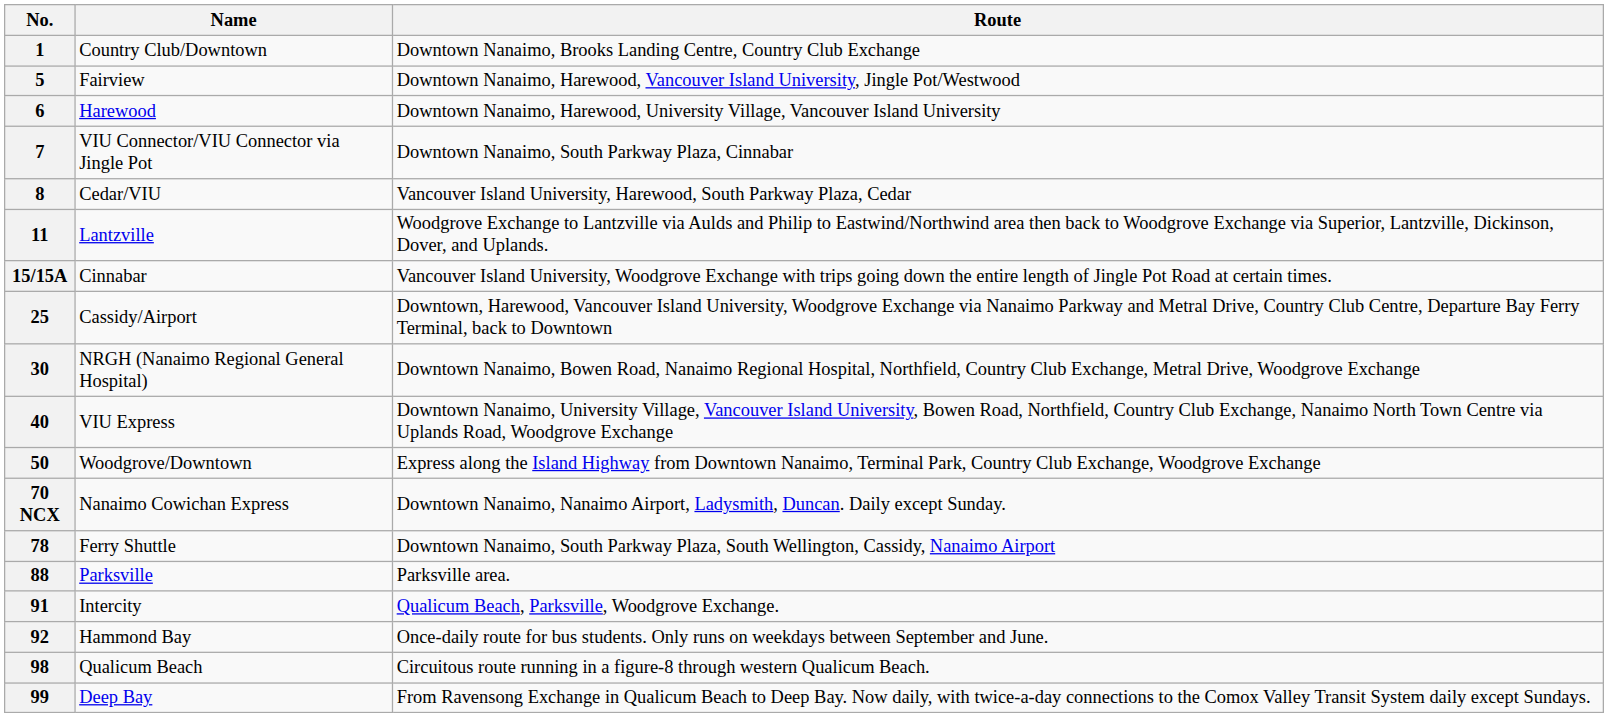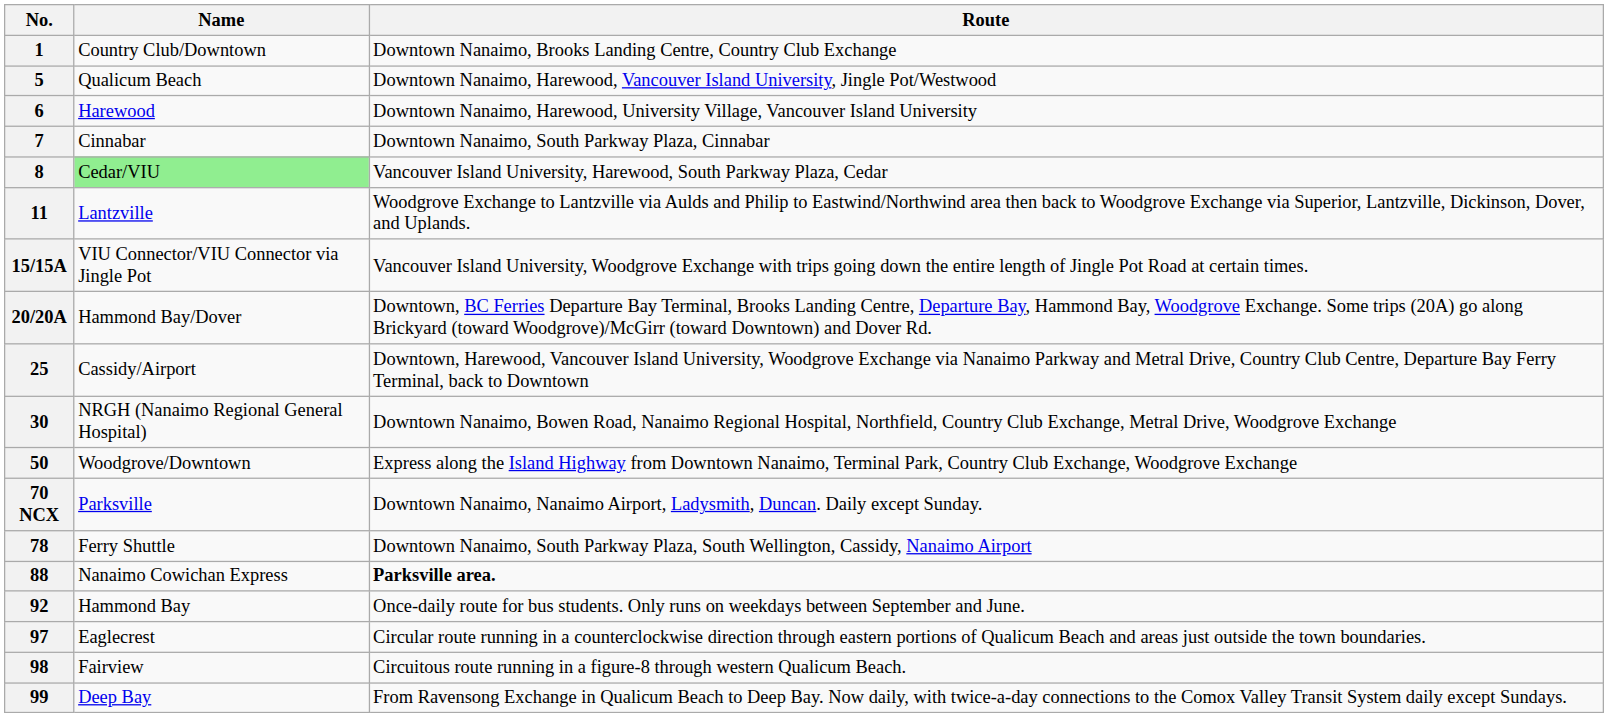(112, 80) Fairview -> (140, 80) Qualicum Beach
(209, 152) VIU Connector/VIU Connector via Jingle Pot -> (112, 141) Cinnabar
(120, 193) no background -> (119, 172) lightgreen background
(113, 276) Cinnabar -> (208, 265) VIU Connector/VIU Connector via Jingle Pot
+ row: (39, 317)
- row: (40, 422)
(184, 504) Nanaimo Cowichan Express -> (115, 504) Parksville
(116, 576) Parksville -> (183, 576) Nanaimo Cowichan Express
(453, 576) normal -> (434, 576) bold
- row: (40, 606)
+ row: (39, 637)
(141, 667) Qualicum Beach -> (111, 667) Fairview
